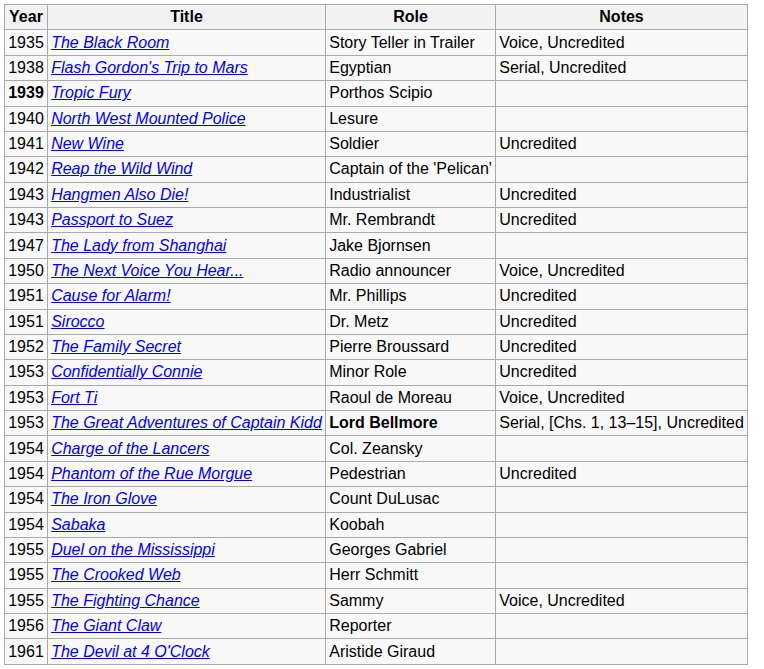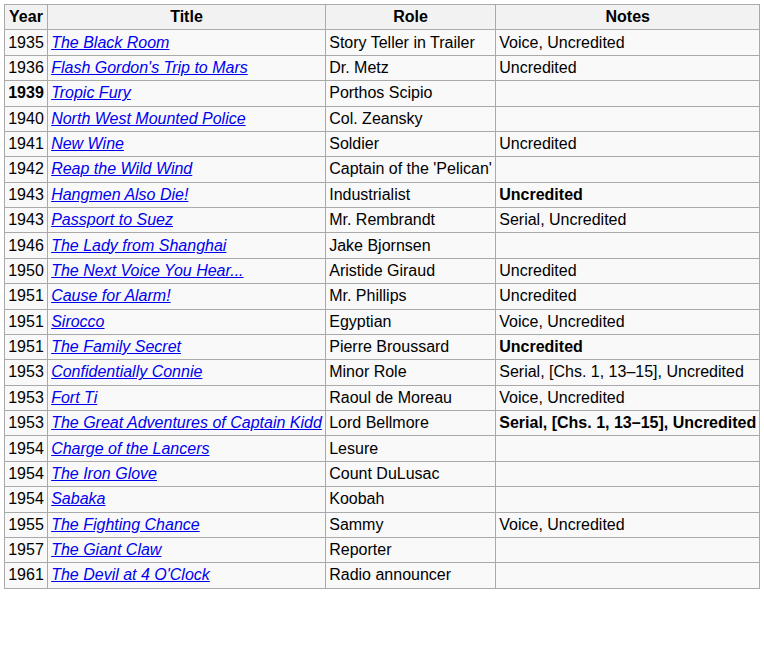(26, 67) 1938 -> (26, 67) 1936
(360, 67) Egyptian -> (359, 67) Dr. Metz
(563, 67) Serial, Uncredited -> (538, 67) Uncredited
(354, 118) Lesure -> (376, 118) Col. Zeansky
(538, 194) normal -> (541, 194) bold
(538, 220) Uncredited -> (563, 220) Serial, Uncredited
(26, 245) 1947 -> (26, 245) 1946
(390, 270) Radio announcer -> (382, 270) Aristide Giraud
(562, 270) Voice, Uncredited -> (538, 270) Uncredited
(359, 321) Dr. Metz -> (360, 321) Egyptian
(538, 321) Uncredited -> (562, 321) Voice, Uncredited
(26, 347) 1952 -> (26, 347) 1951
(538, 347) normal -> (541, 347) bold
(538, 372) Uncredited -> (622, 372) Serial, [Chs. 1, 13–15], Uncredited
(383, 423) bold -> (379, 423) normal
(622, 423) normal -> (628, 423) bold
(376, 448) Col. Zeansky -> (354, 448) Lesure
- row: (152, 473)
- row: (133, 550)
- row: (116, 575)
(26, 626) 1956 -> (26, 550) 1957
(382, 651) Aristide Giraud -> (390, 575) Radio announcer
